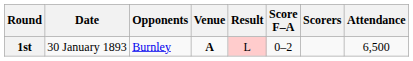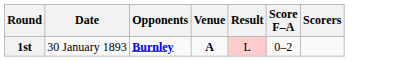- column: (376, 20)
(152, 46) normal -> (153, 46) bold
